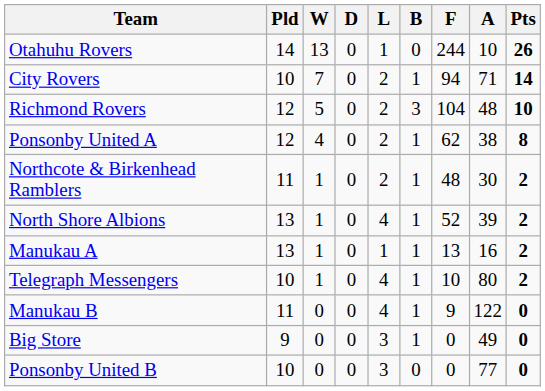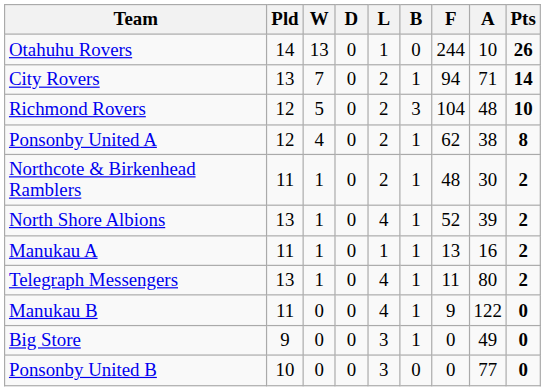(285, 79) 10 -> (285, 79) 13
(285, 250) 13 -> (285, 250) 11
(285, 280) 10 -> (285, 280) 13
(451, 280) 10 -> (451, 280) 11
